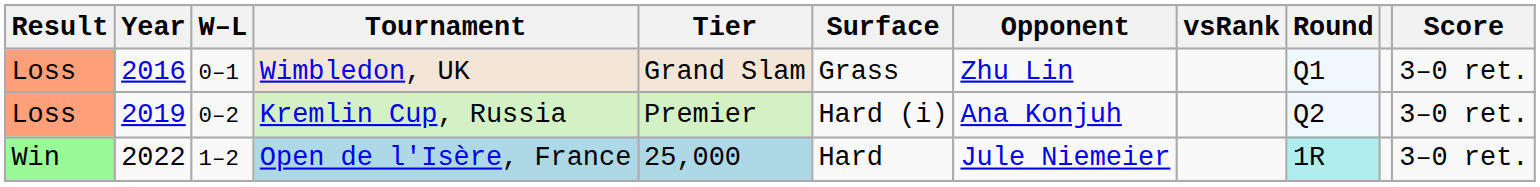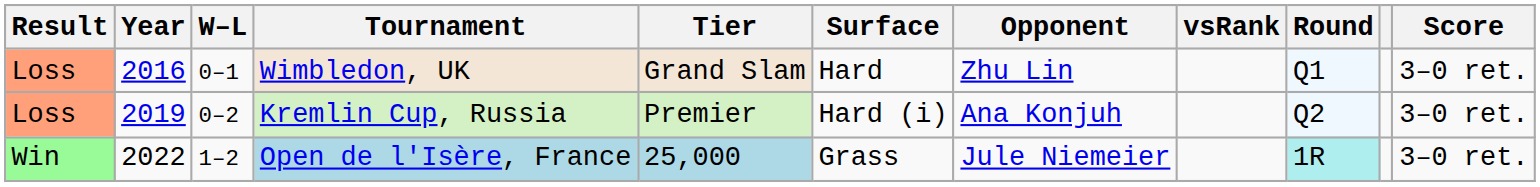(859, 71) Grass -> (851, 71) Hard
(851, 159) Hard -> (859, 159) Grass
